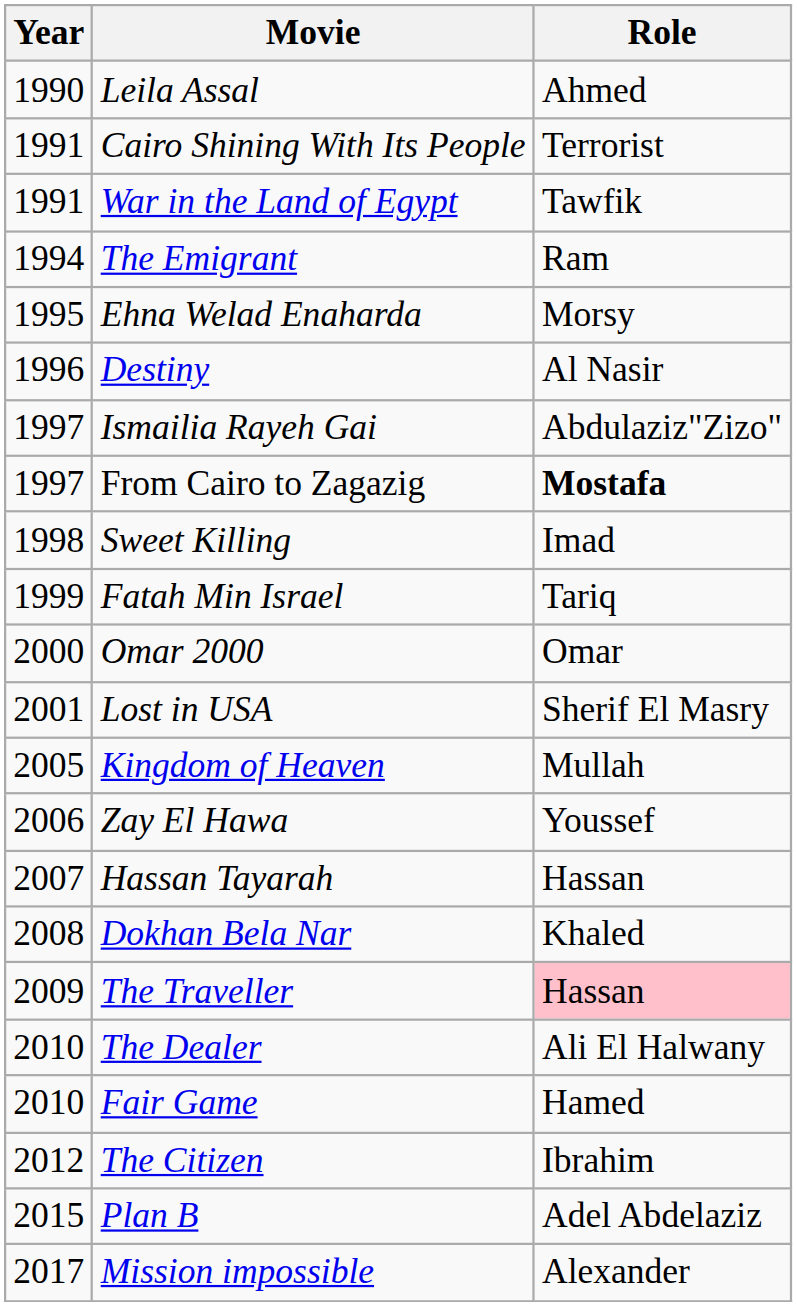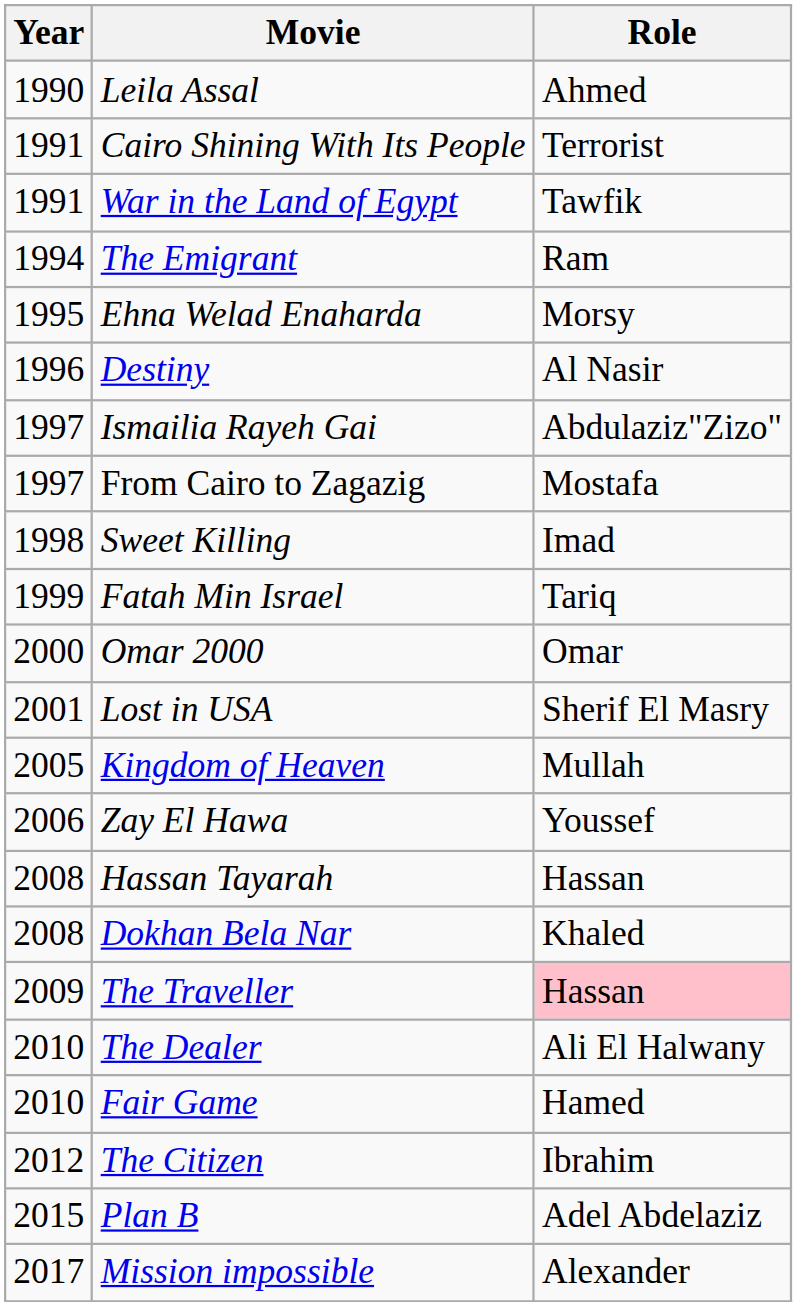(604, 483) bold -> (600, 483) normal
(49, 877) 2007 -> (49, 877) 2008
